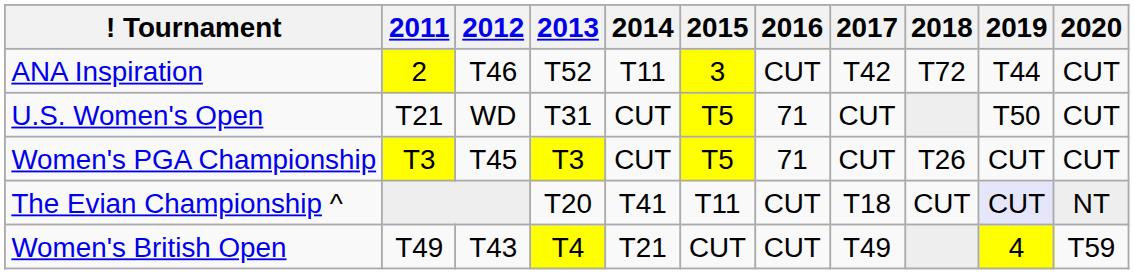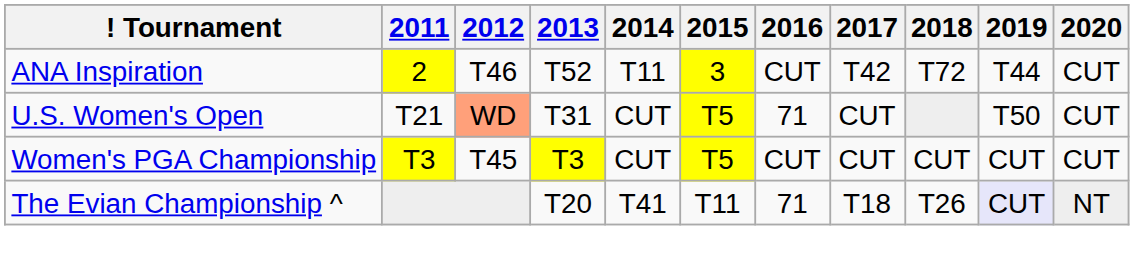(493, 115) no background -> (493, 115) lightsalmon background
(792, 159) 71 -> (792, 159) CUT
(942, 159) T26 -> (942, 159) CUT
(792, 203) CUT -> (792, 203) 71
(942, 203) CUT -> (942, 203) T26
- row: (149, 247)
